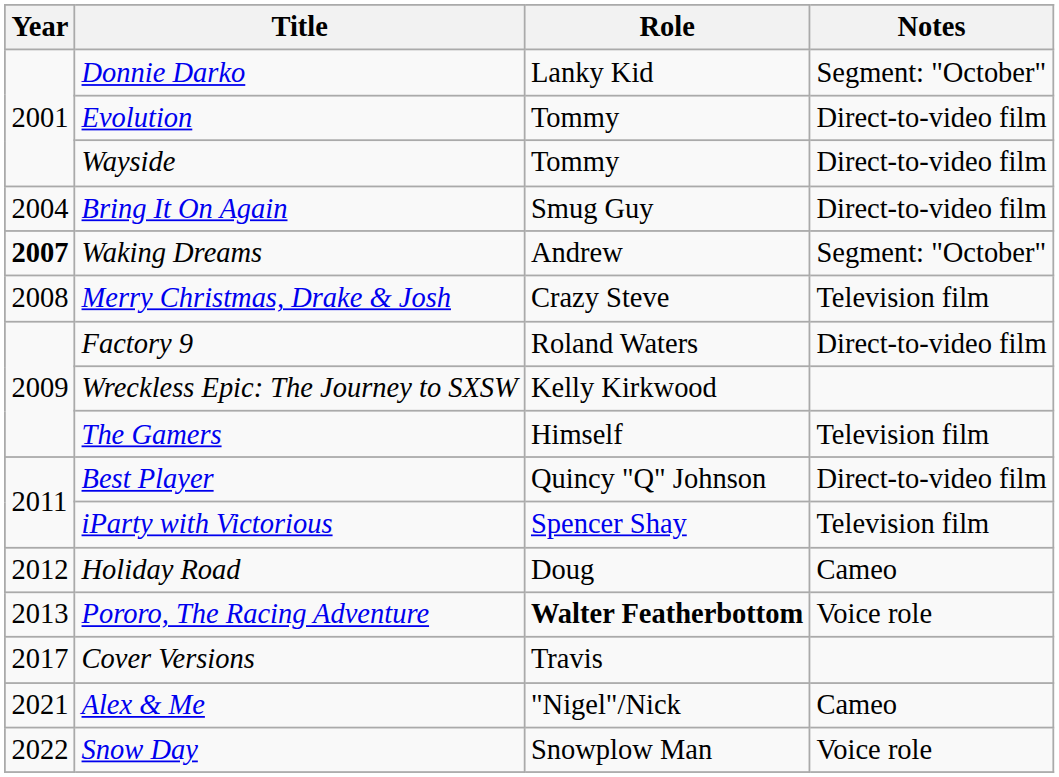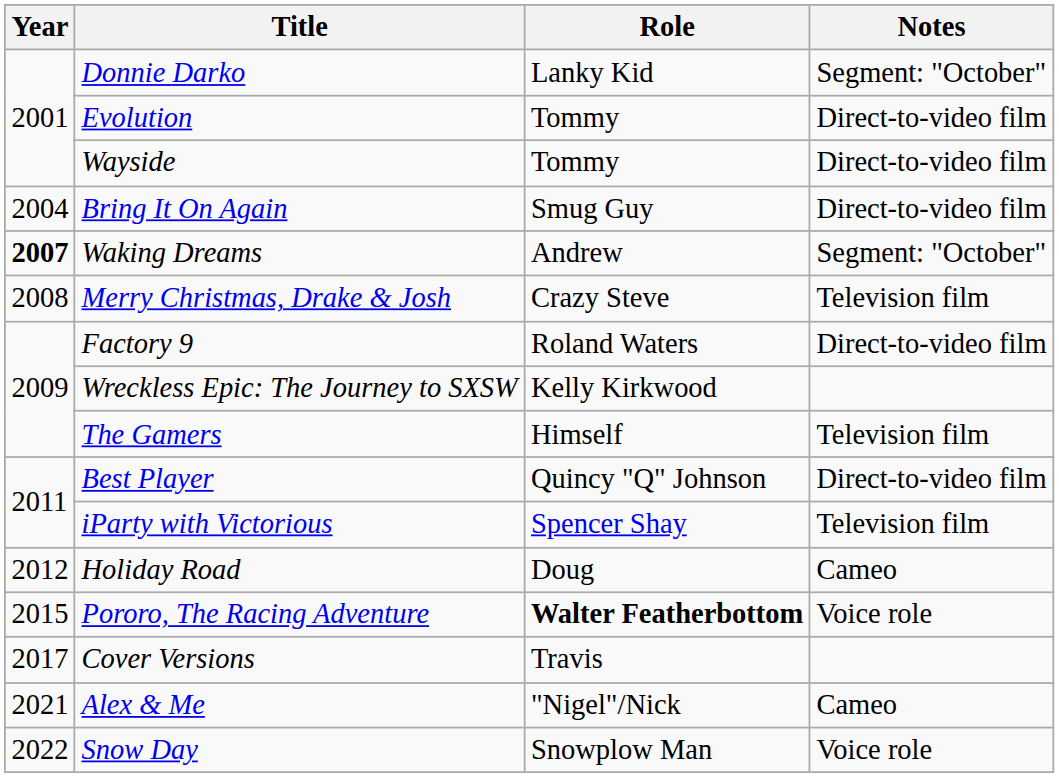(40, 614) 2013 -> (40, 614) 2015
